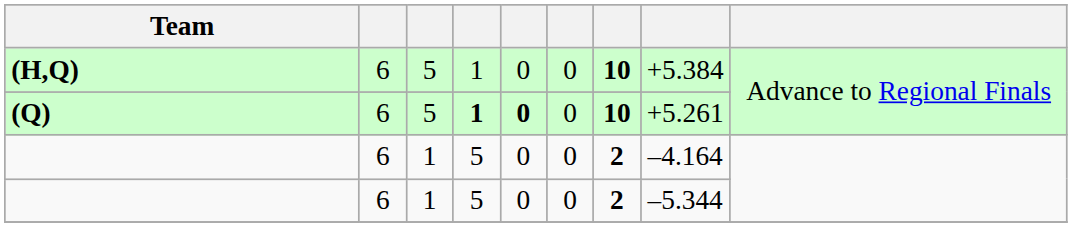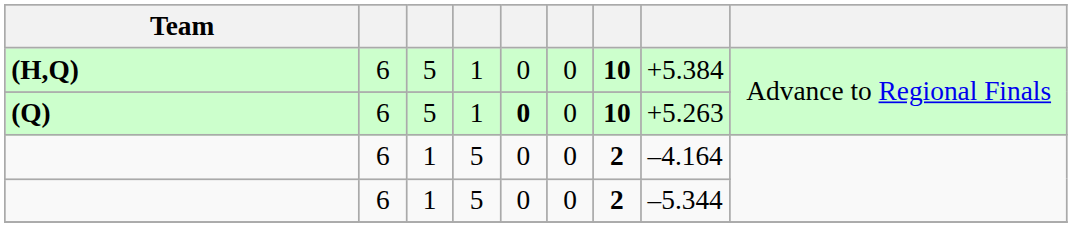(476, 112) bold -> (476, 112) normal
(685, 112) +5.261 -> (685, 112) +5.263
